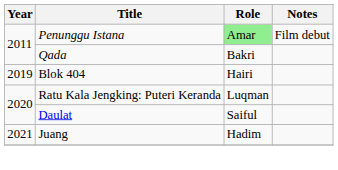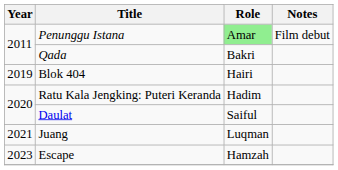(248, 94) Luqman -> (244, 94) Hadim
(244, 134) Hadim -> (248, 134) Luqman
+ row: (56, 154)
